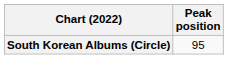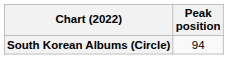(198, 44) 95 -> (198, 44) 94
